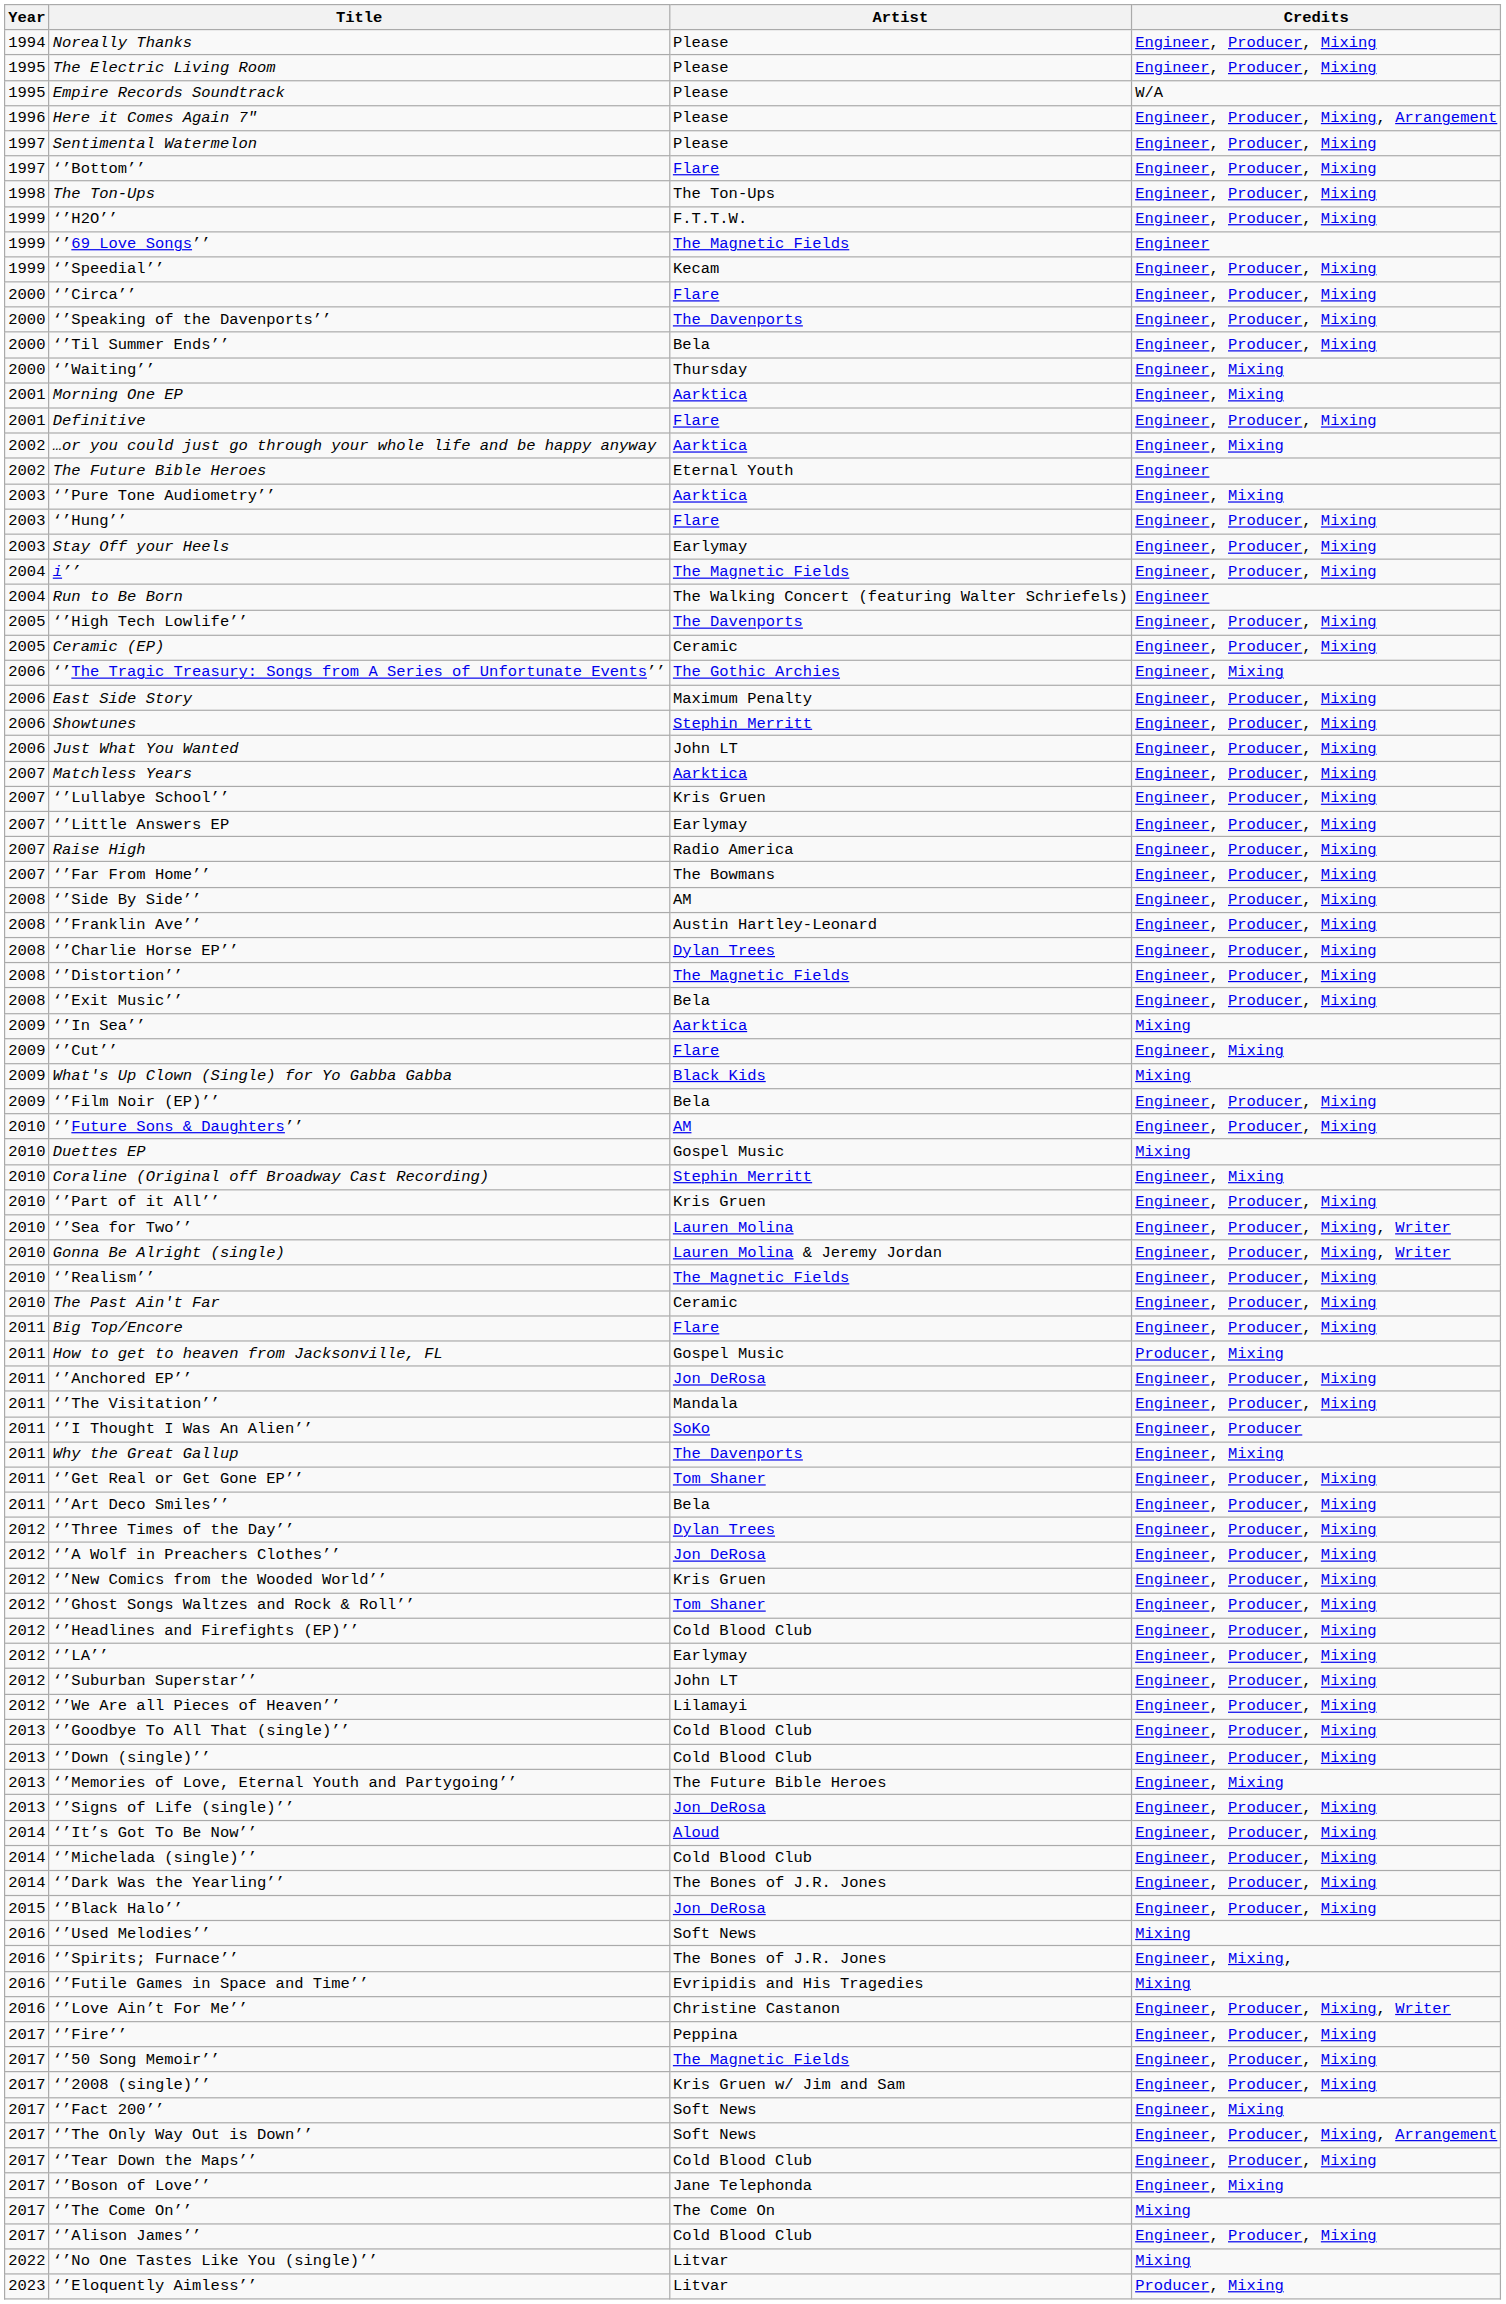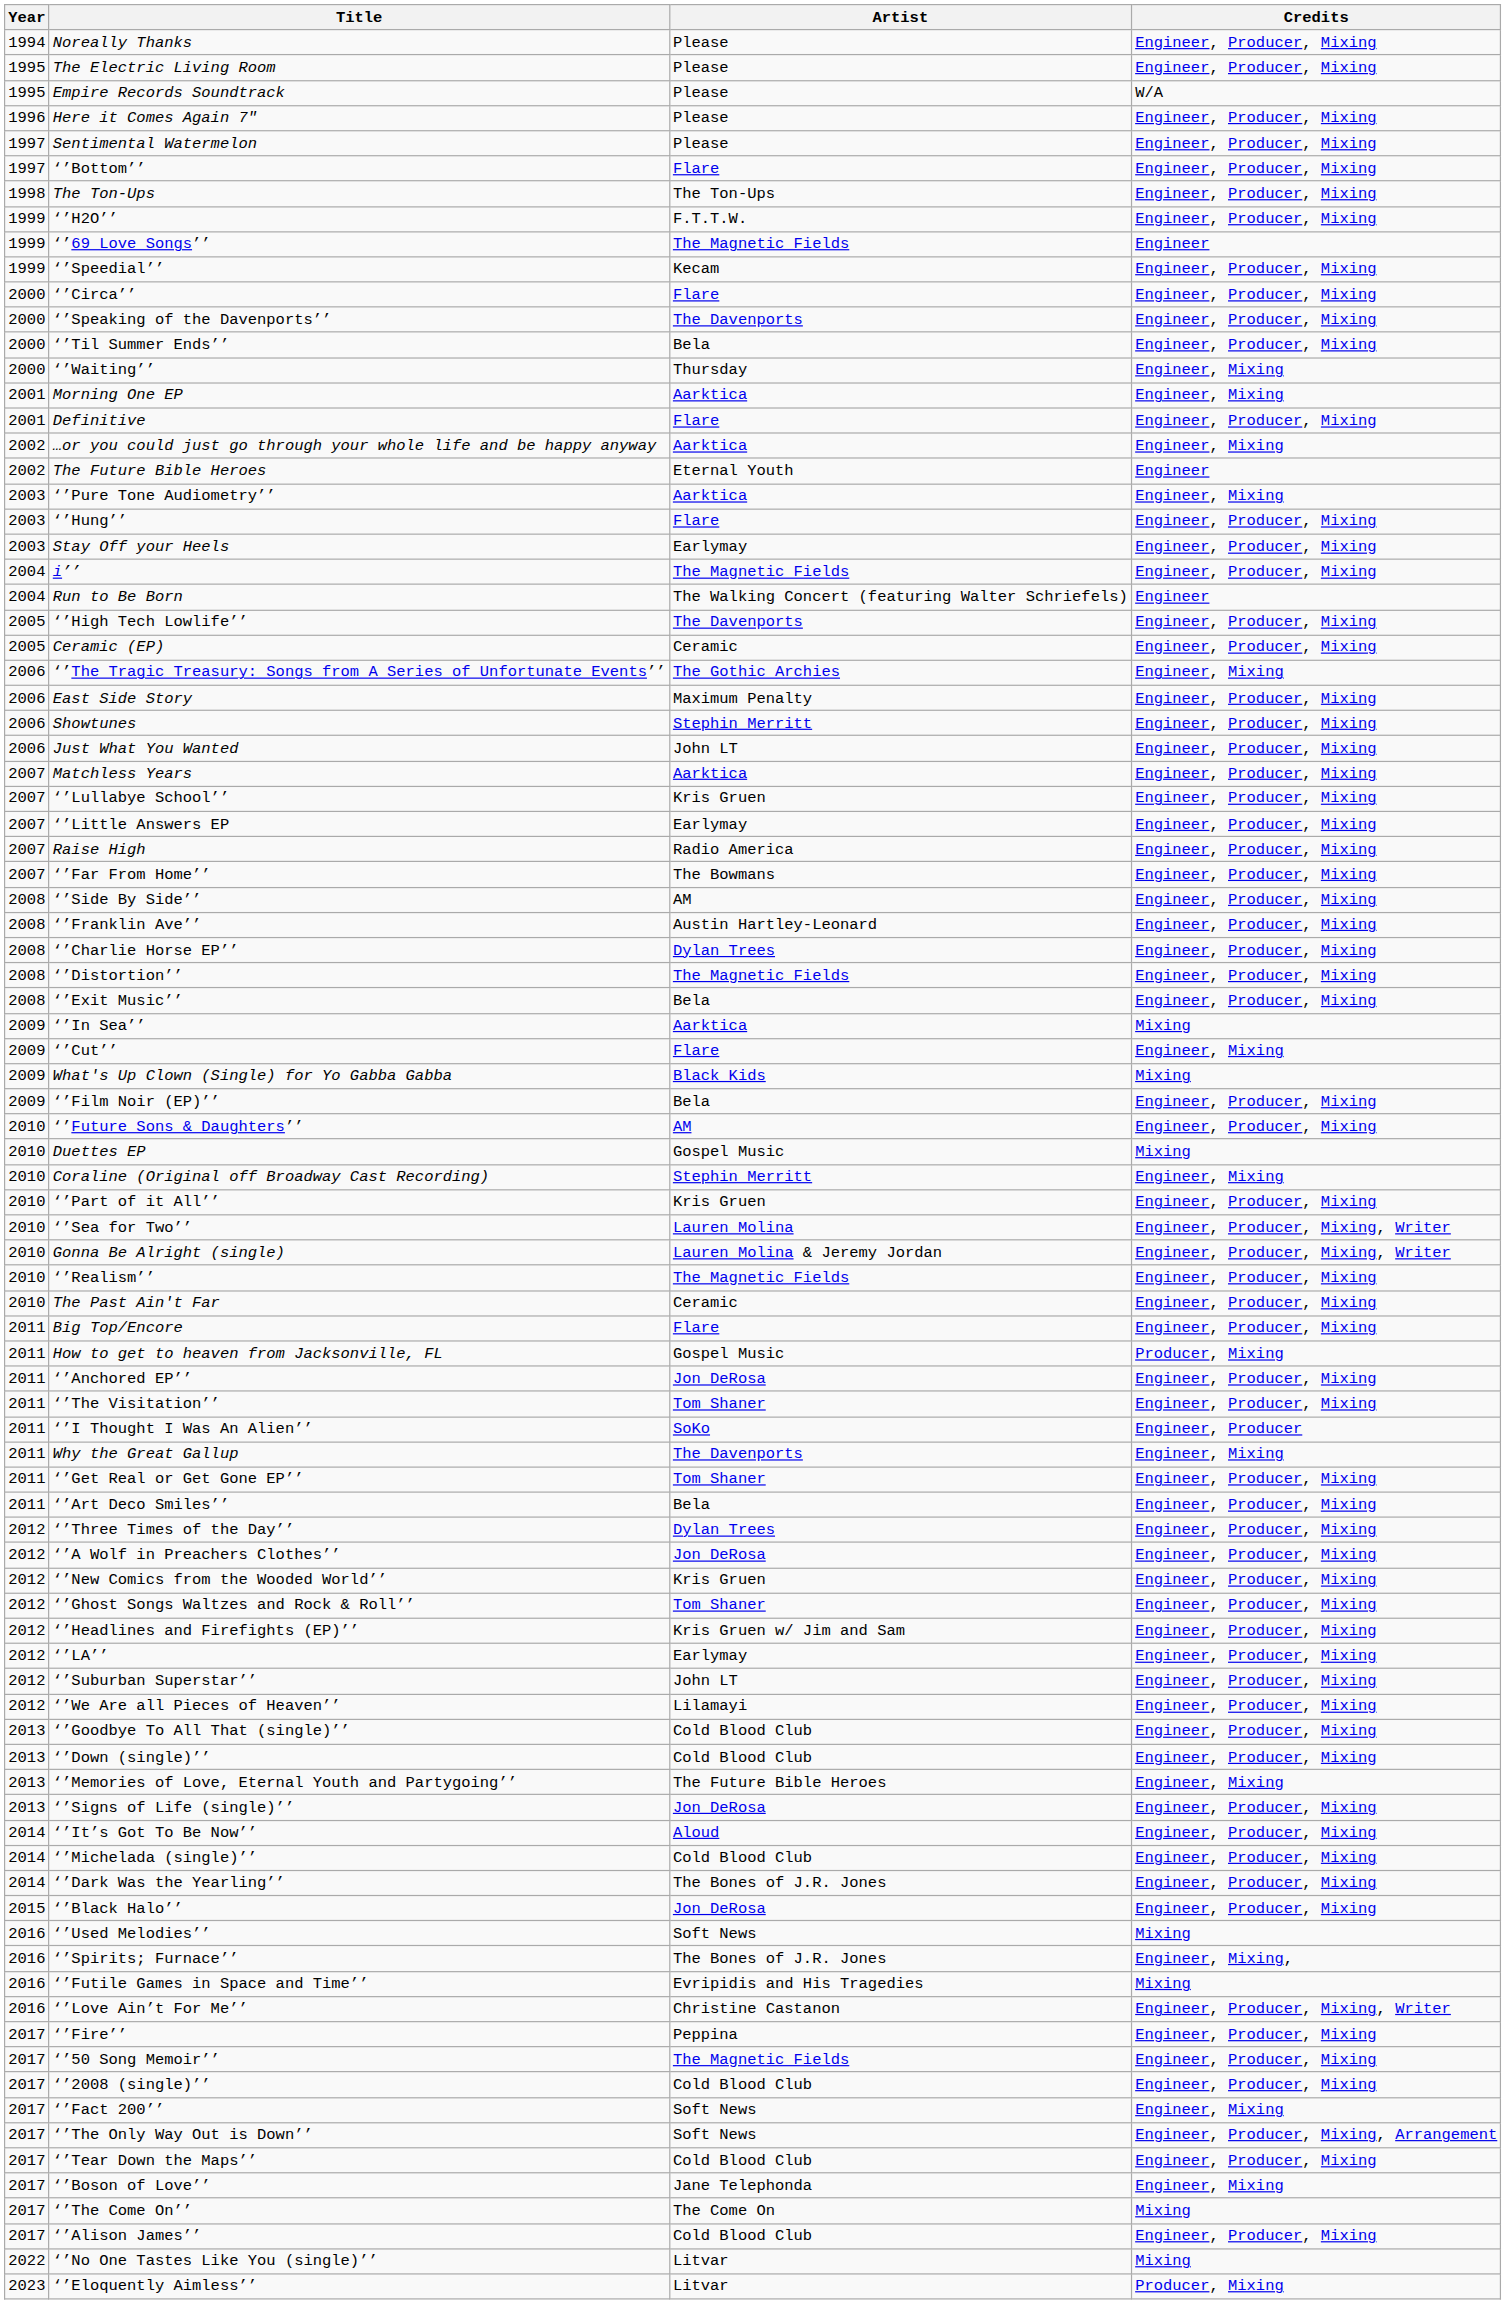(1316, 118) Engineer, Producer, Mixing, Arrangement -> (1256, 118) Engineer, Producer, Mixing
(705, 1404) Mandala -> (719, 1404) Tom Shaner
(743, 1631) Cold Blood Club -> (789, 1631) Kris Gruen w/ Jim and Sam
(789, 2085) Kris Gruen w/ Jim and Sam -> (743, 2085) Cold Blood Club
